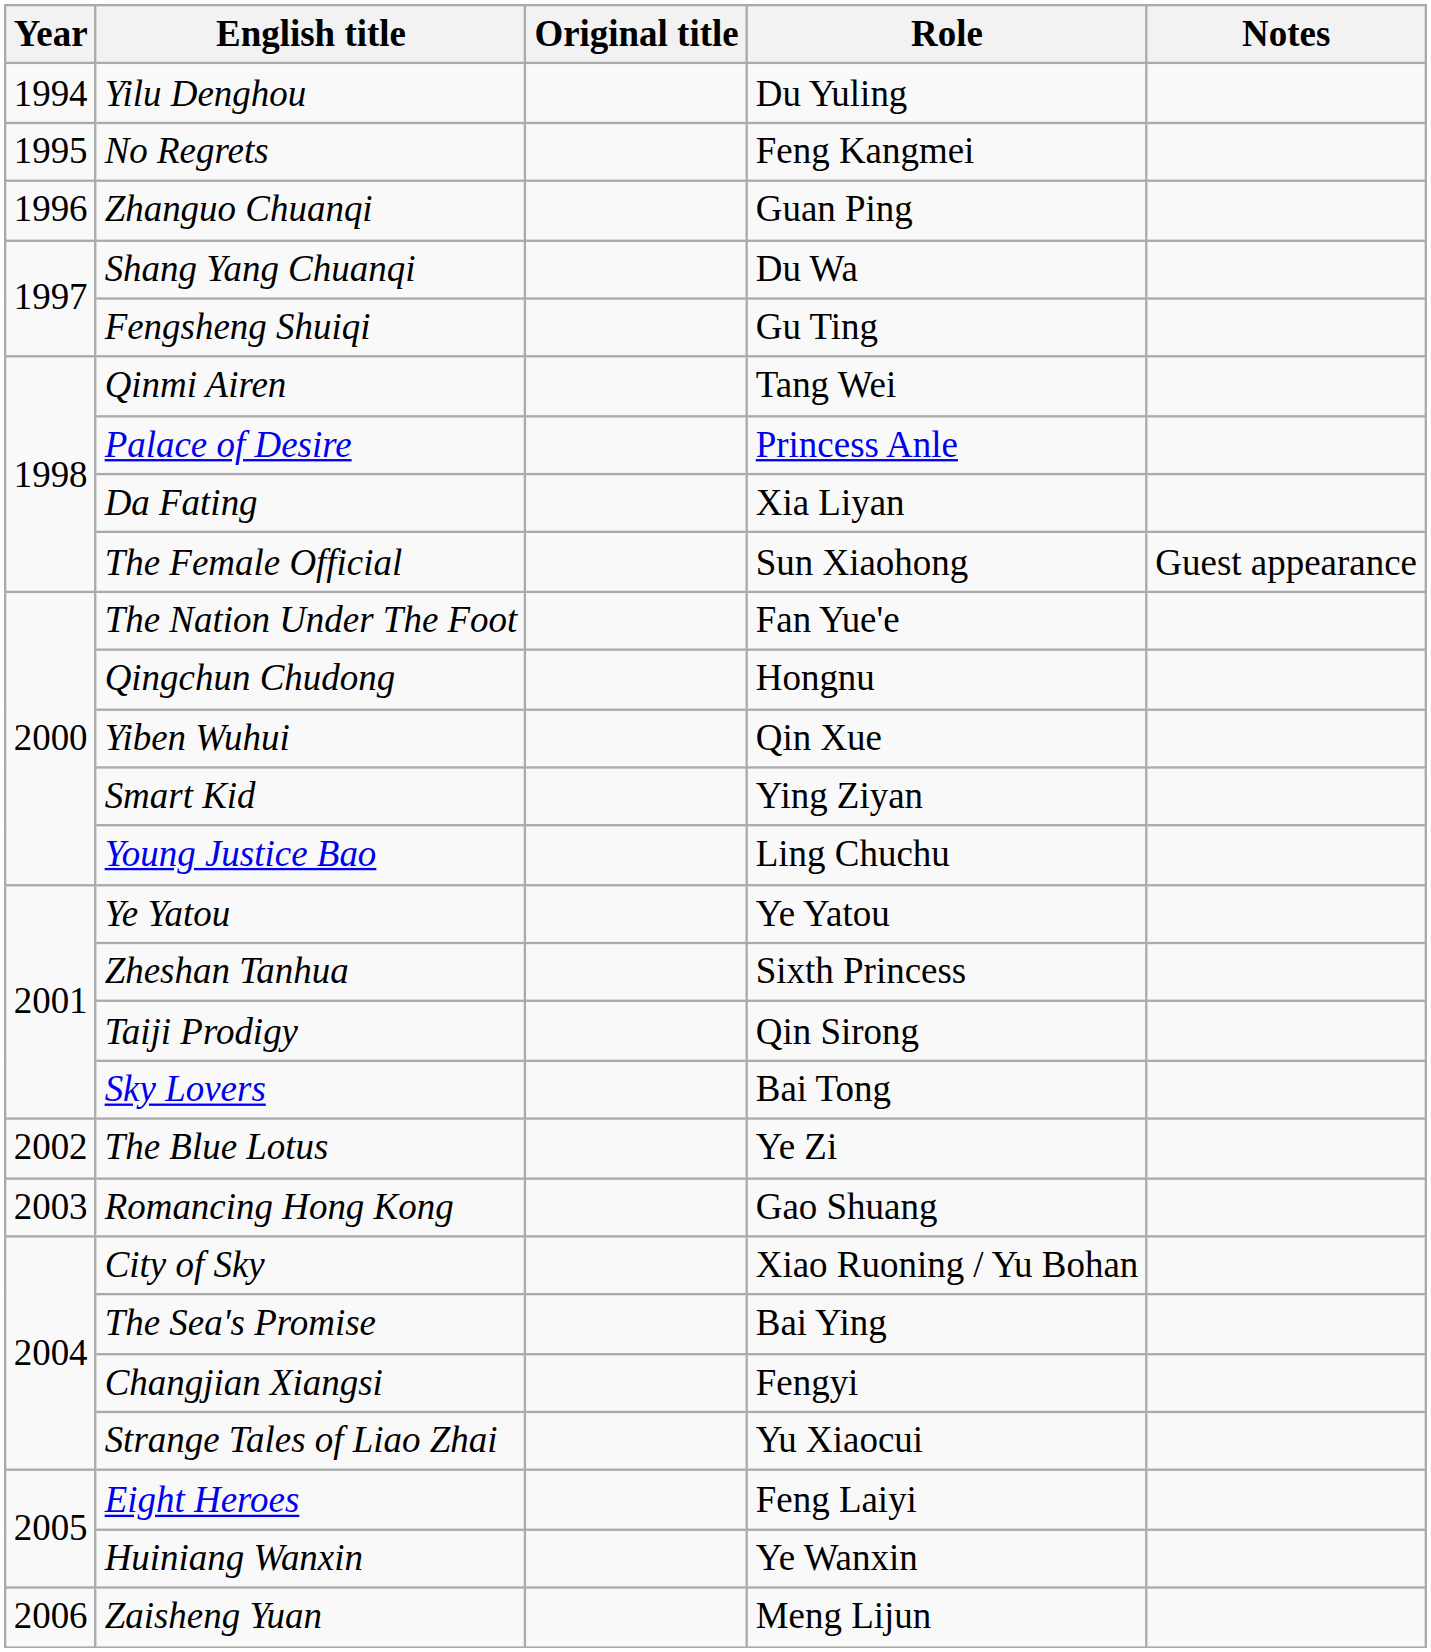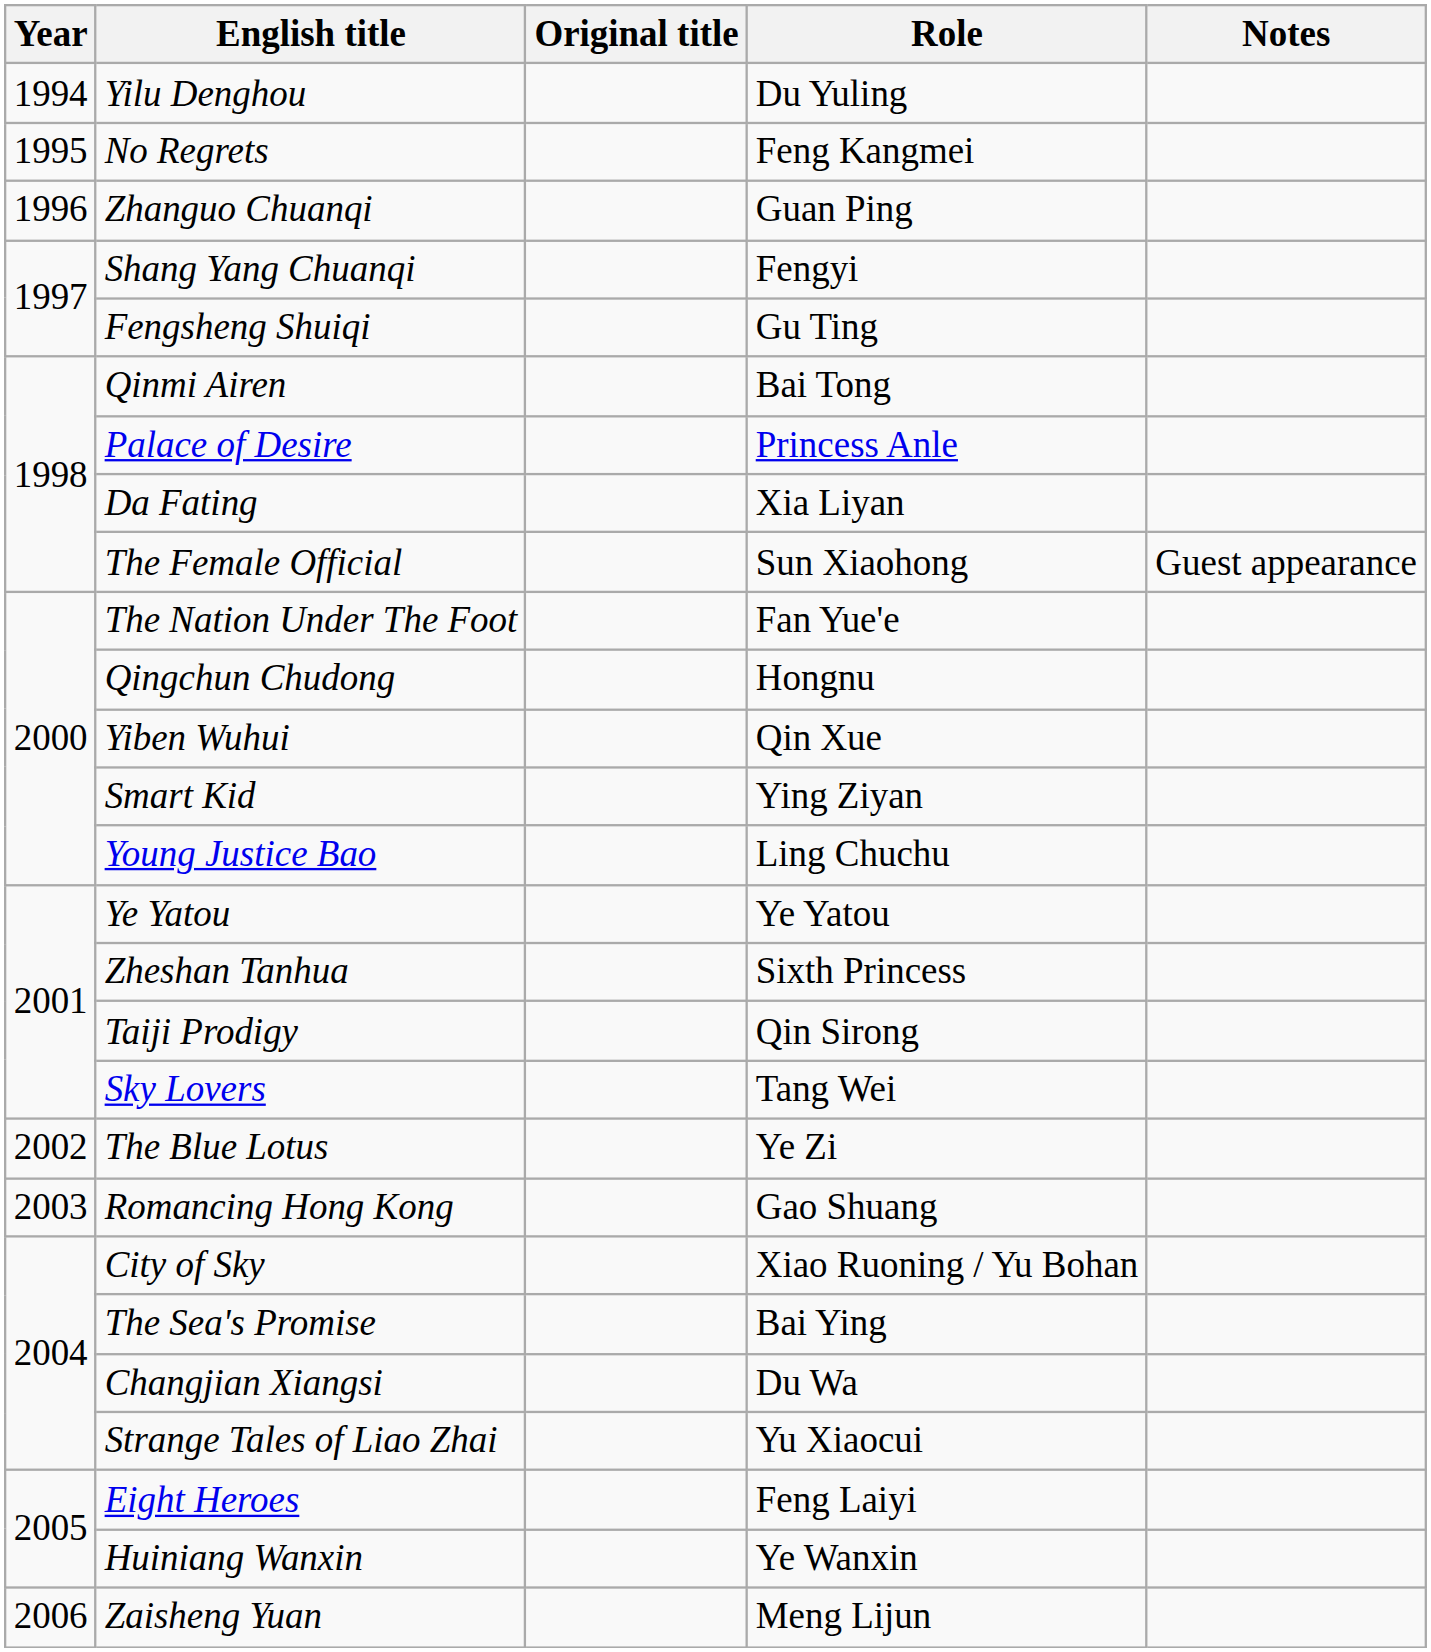(807, 268) Du Wa -> (807, 268) Fengyi
(826, 385) Tang Wei -> (823, 385) Bai Tong
(823, 1088) Bai Tong -> (826, 1088) Tang Wei
(807, 1381) Fengyi -> (807, 1381) Du Wa
